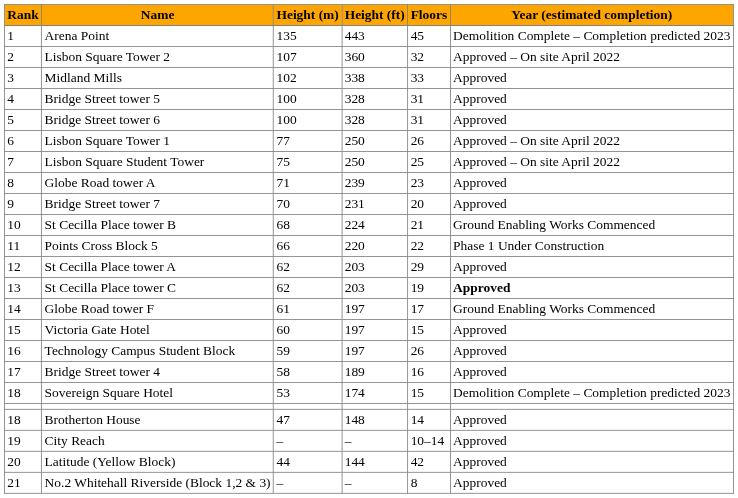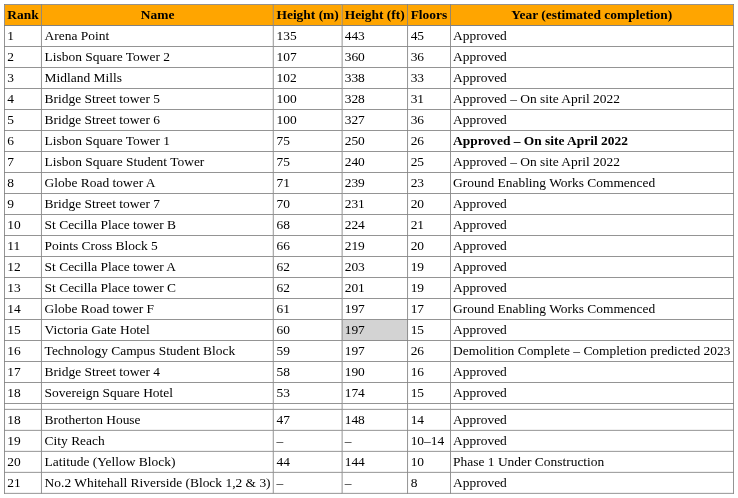(592, 36) Demolition Complete – Completion predicted 2023 -> (480, 36) Approved
(417, 56) 32 -> (417, 56) 36
(537, 56) Approved – On site April 2022 -> (480, 56) Approved
(480, 98) Approved -> (537, 98) Approved – On site April 2022
(355, 119) 328 -> (355, 119) 327
(417, 119) 31 -> (417, 119) 36
(283, 140) 77 -> (283, 140) 75
(537, 140) normal -> (541, 140) bold
(355, 162) 250 -> (355, 162) 240
(480, 182) Approved -> (554, 182) Ground Enabling Works Commenced
(554, 224) Ground Enabling Works Commenced -> (480, 224) Approved
(355, 246) 220 -> (355, 246) 219
(417, 246) 22 -> (417, 246) 20
(529, 246) Phase 1 Under Construction -> (480, 246) Approved
(417, 266) 29 -> (417, 266) 19
(355, 287) 203 -> (355, 287) 201
(482, 287) bold -> (480, 287) normal
(355, 329) no background -> (355, 329) lightgrey background
(480, 350) Approved -> (592, 350) Demolition Complete – Completion predicted 2023
(355, 371) 189 -> (355, 371) 190
(592, 392) Demolition Complete – Completion predicted 2023 -> (480, 392) Approved
(417, 461) 42 -> (417, 461) 10
(480, 461) Approved -> (529, 461) Phase 1 Under Construction
